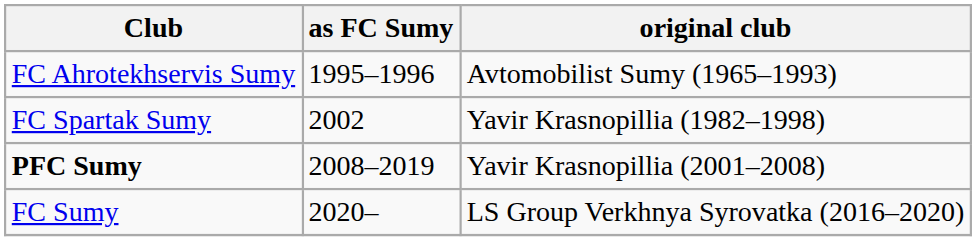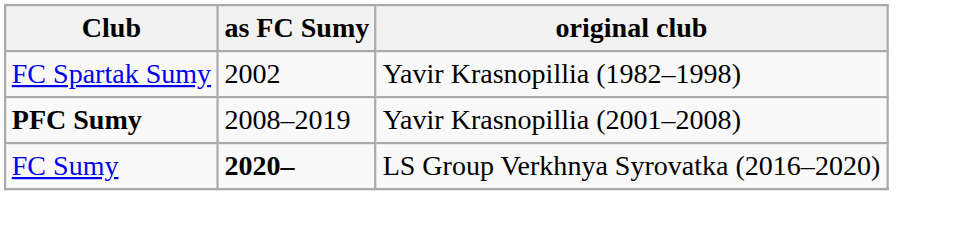- row: (153, 73)
(344, 212) normal -> (259, 165) bold
